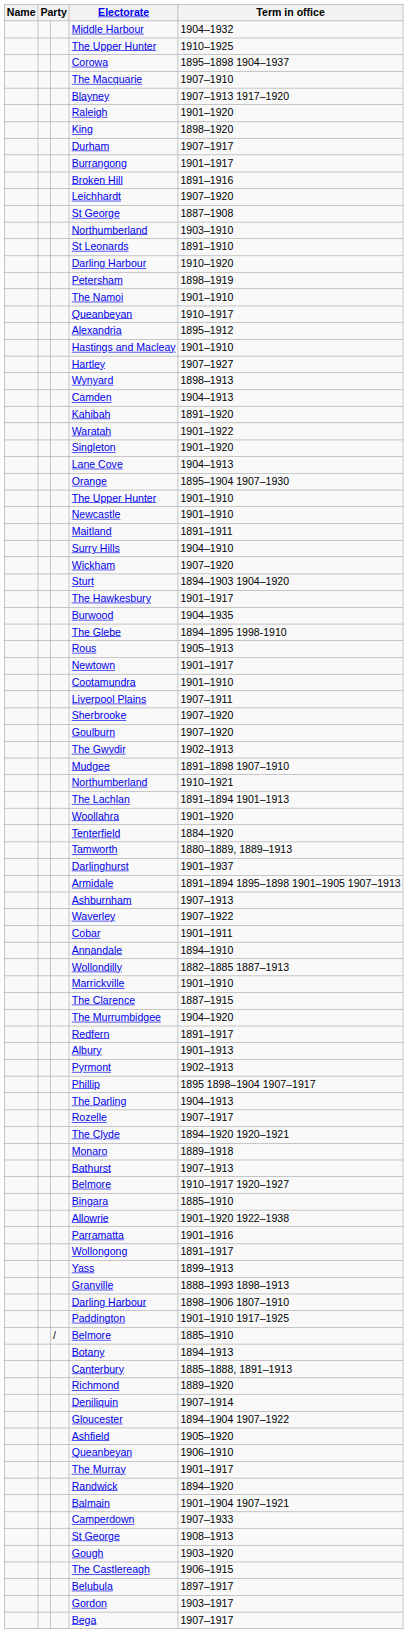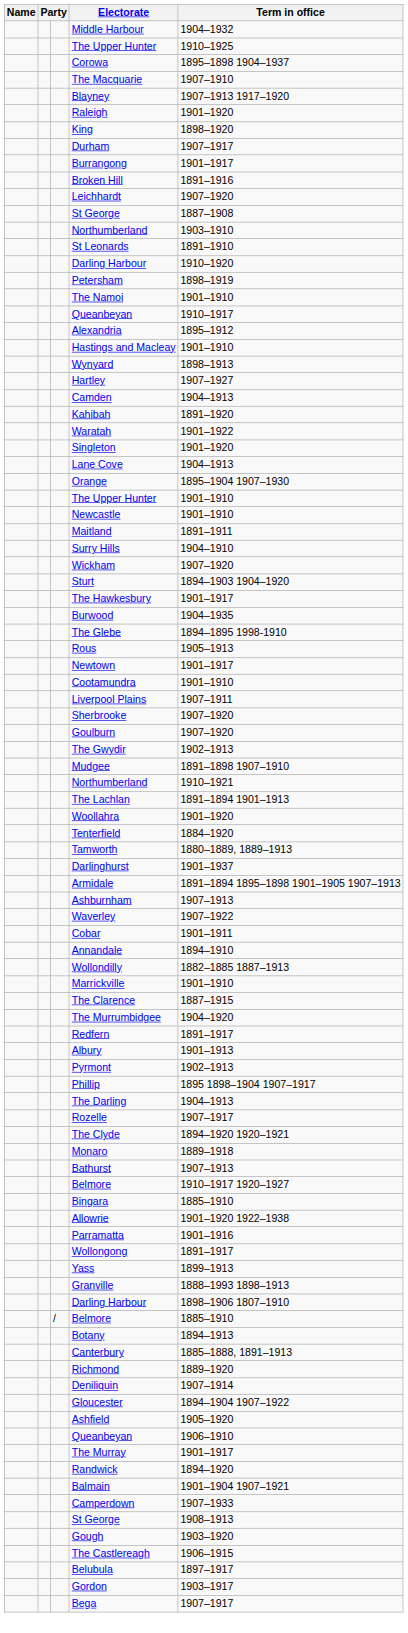rows swapped: (60, 381) <-> (60, 364)
- row: (60, 1319)
